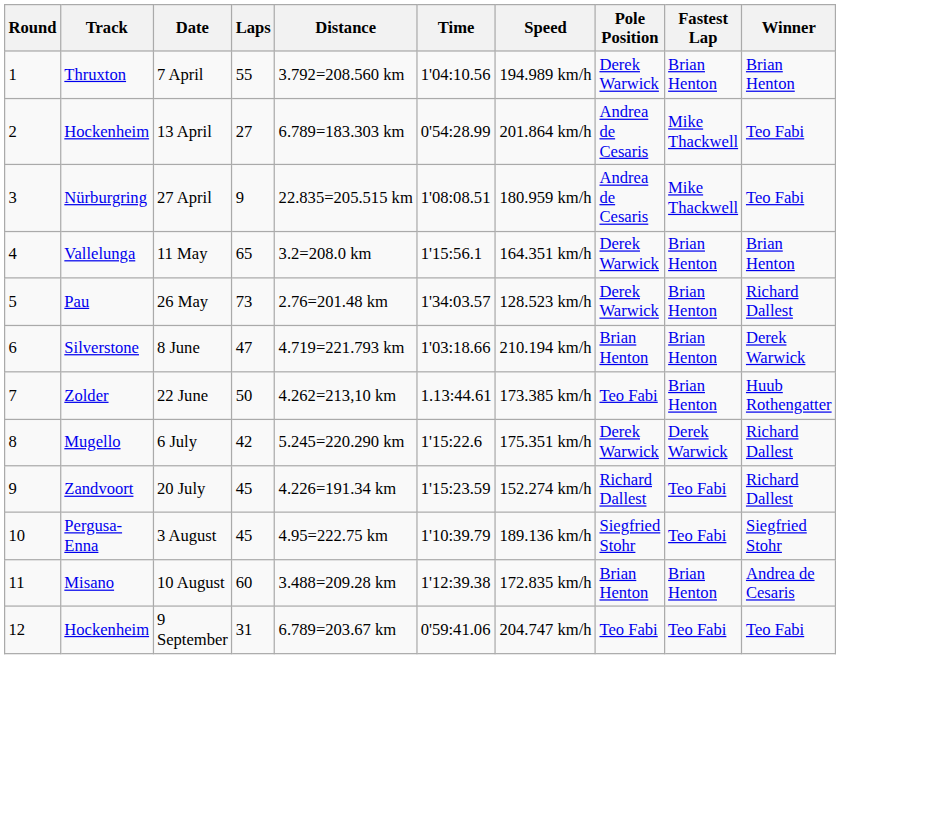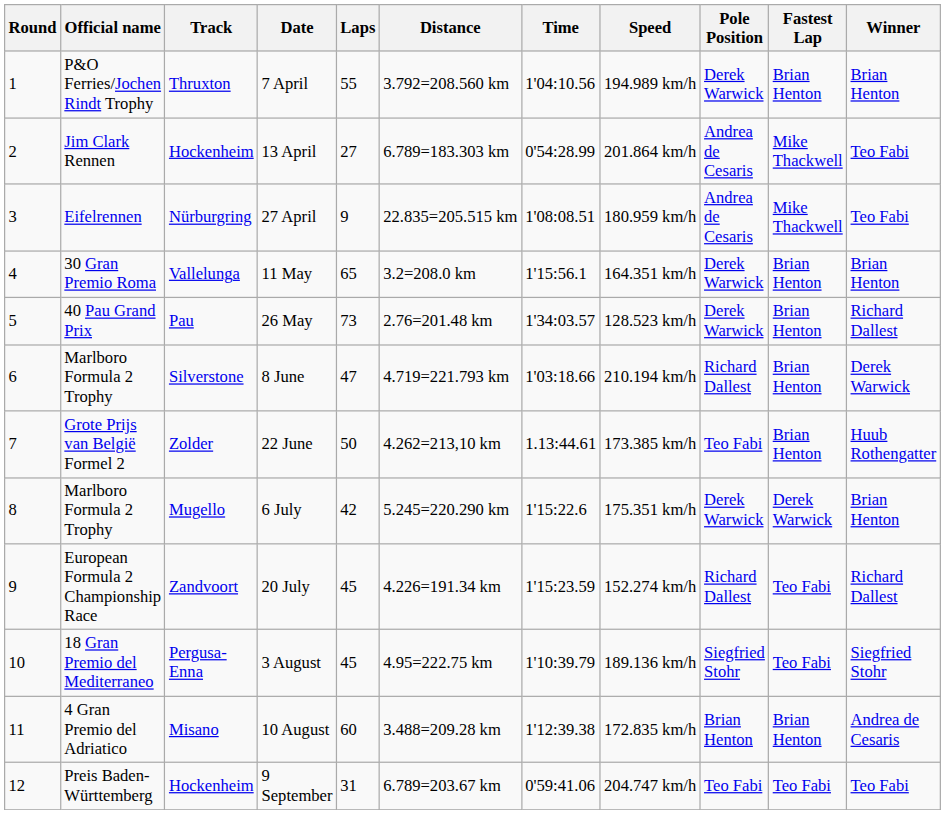+ column: (113, 27)
(624, 347) Brian Henton -> (730, 377) Richard Dallest
(772, 441) Richard Dallest -> (875, 510) Brian Henton
